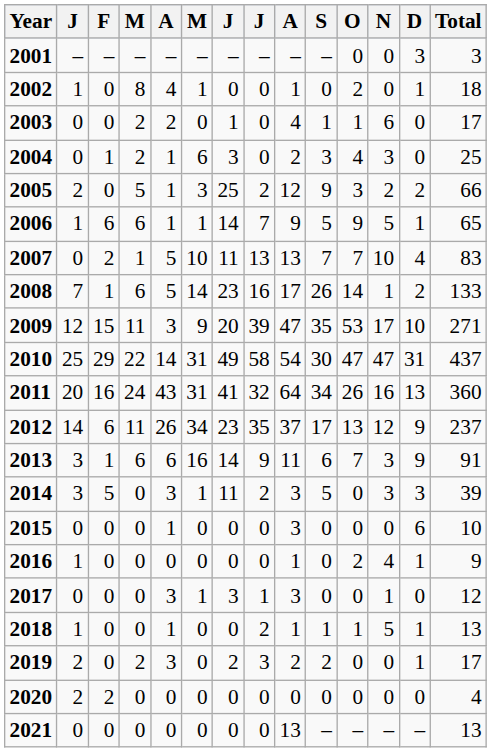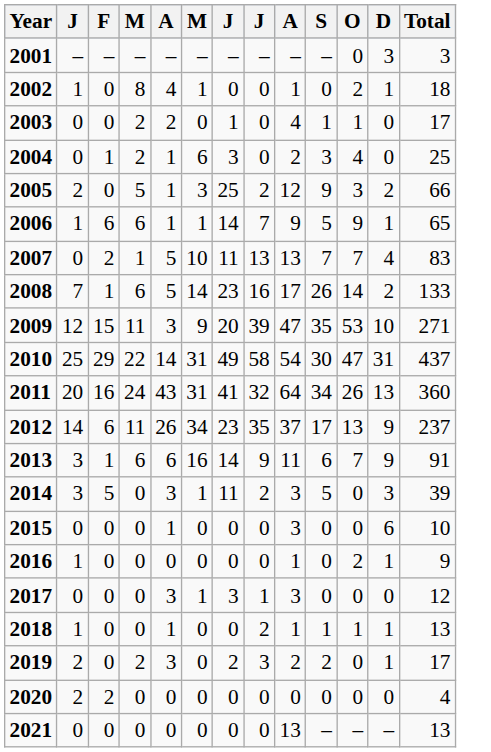- column: (383, 21)
